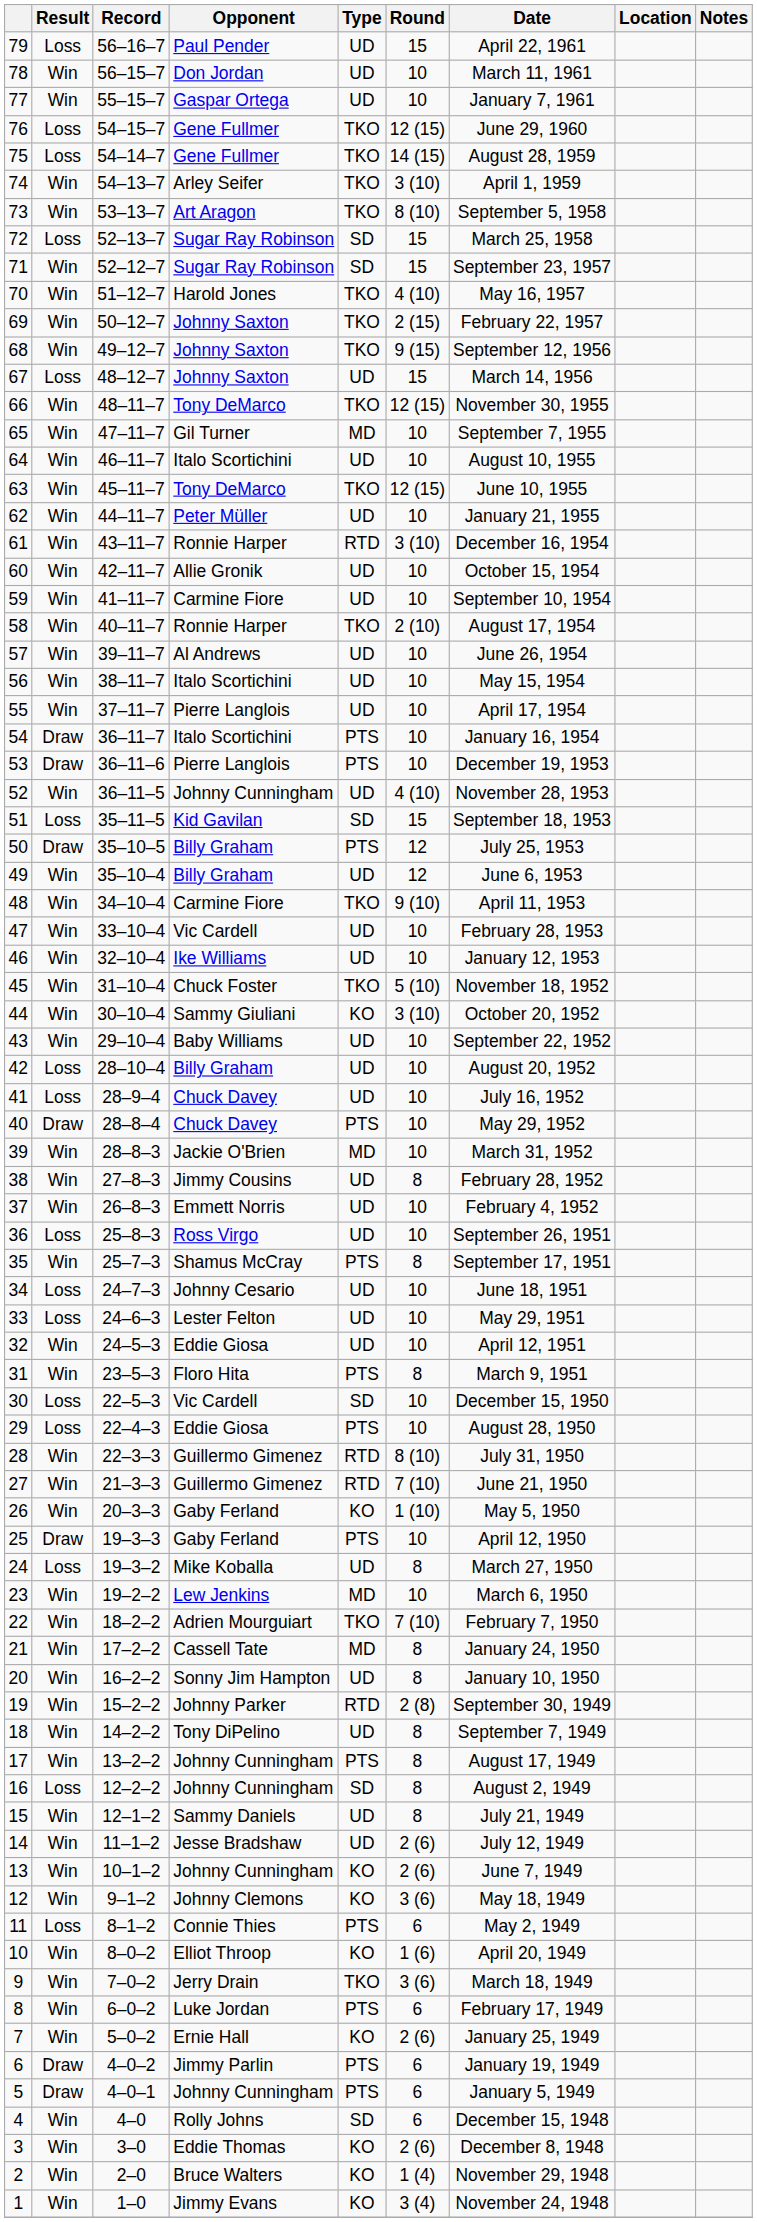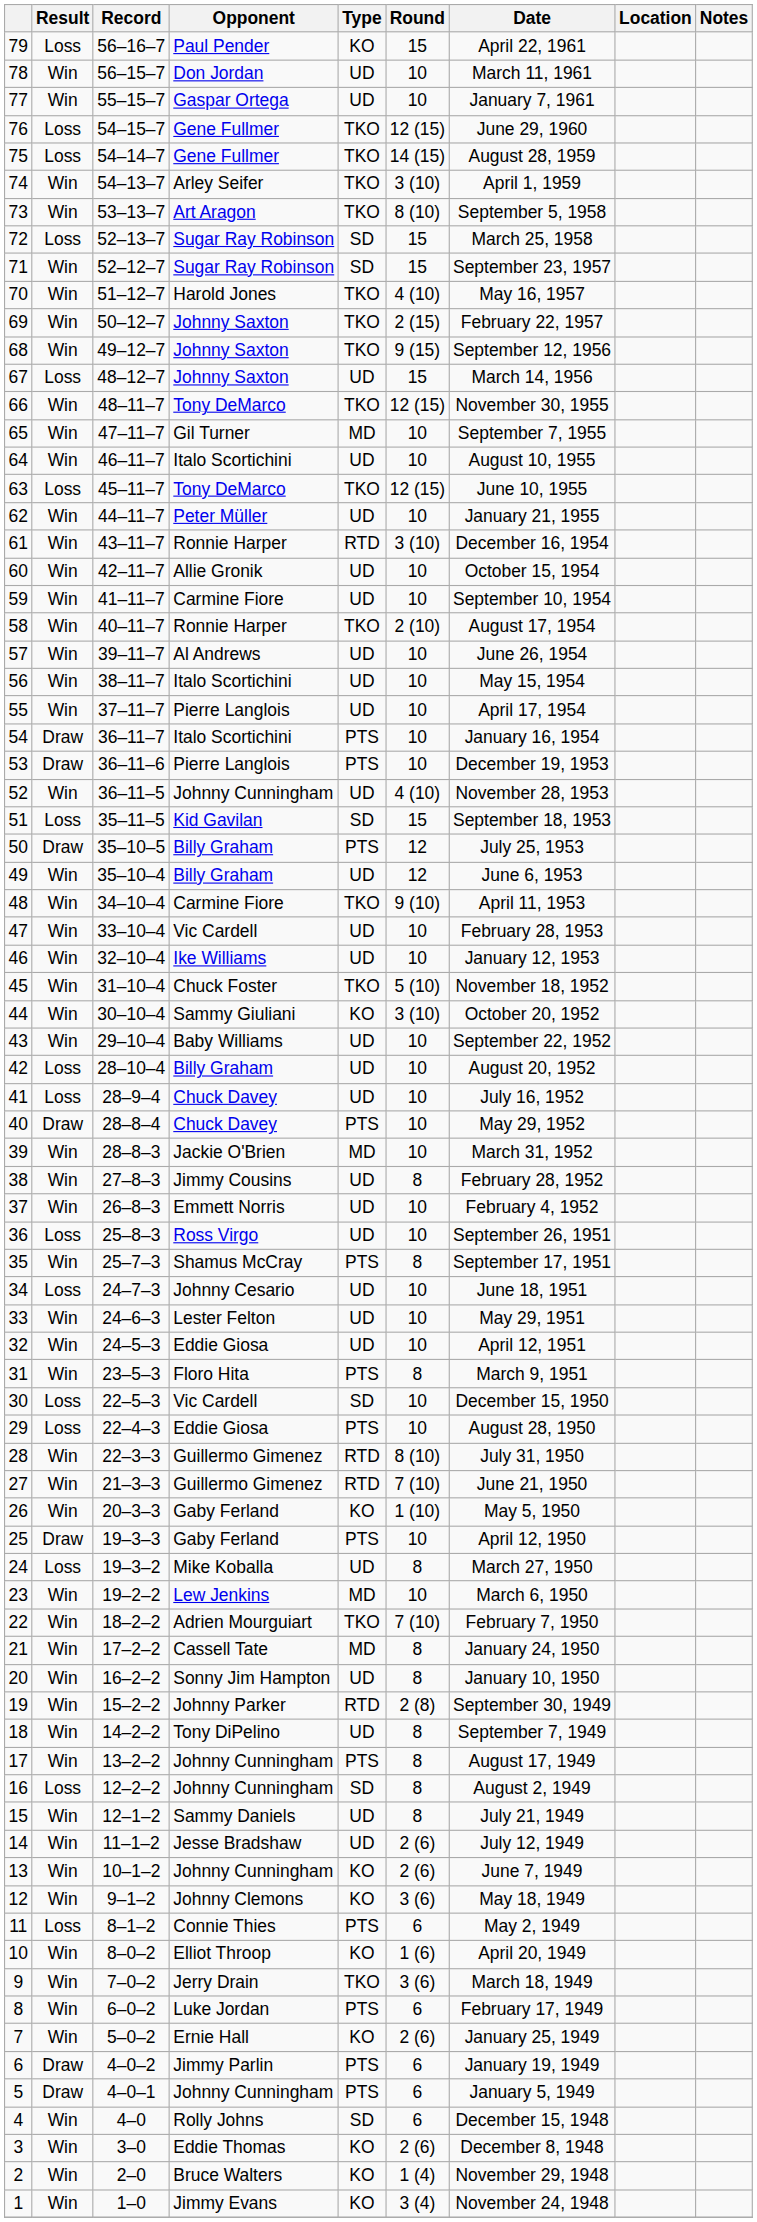(362, 45) UD -> (362, 45) KO
(63, 488) Win -> (63, 488) Loss
(63, 1318) Loss -> (63, 1318) Win
